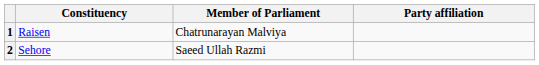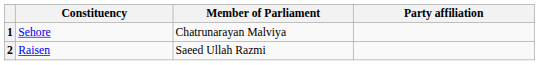(34, 32) Raisen -> (35, 32) Sehore
(35, 50) Sehore -> (34, 50) Raisen
